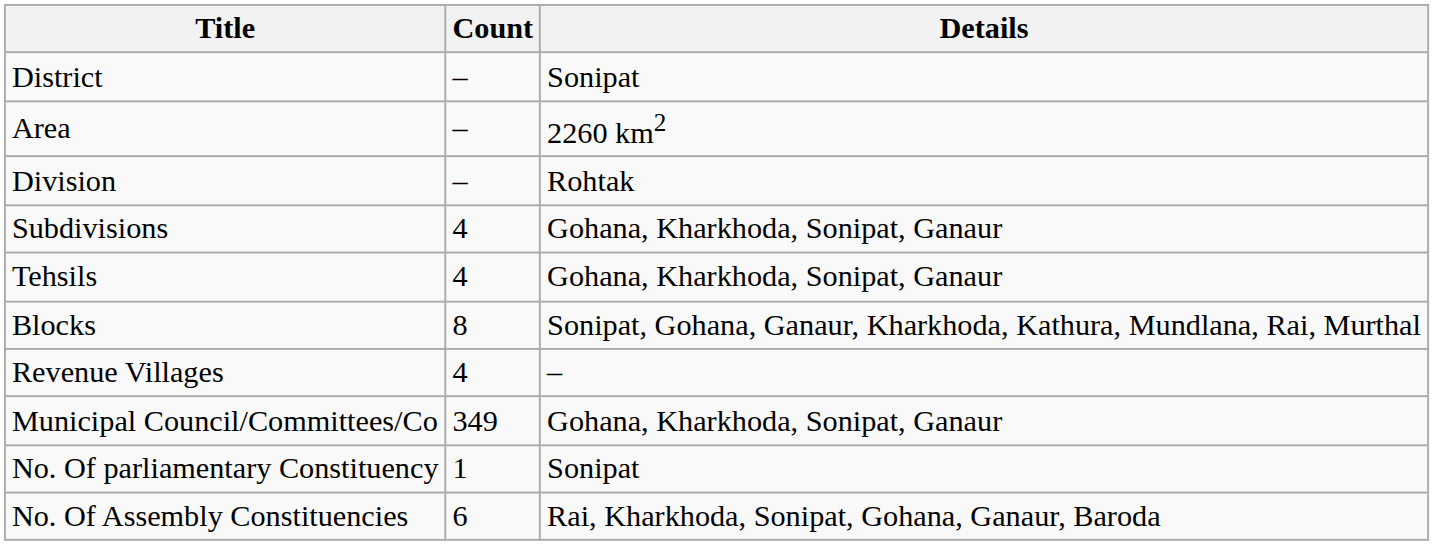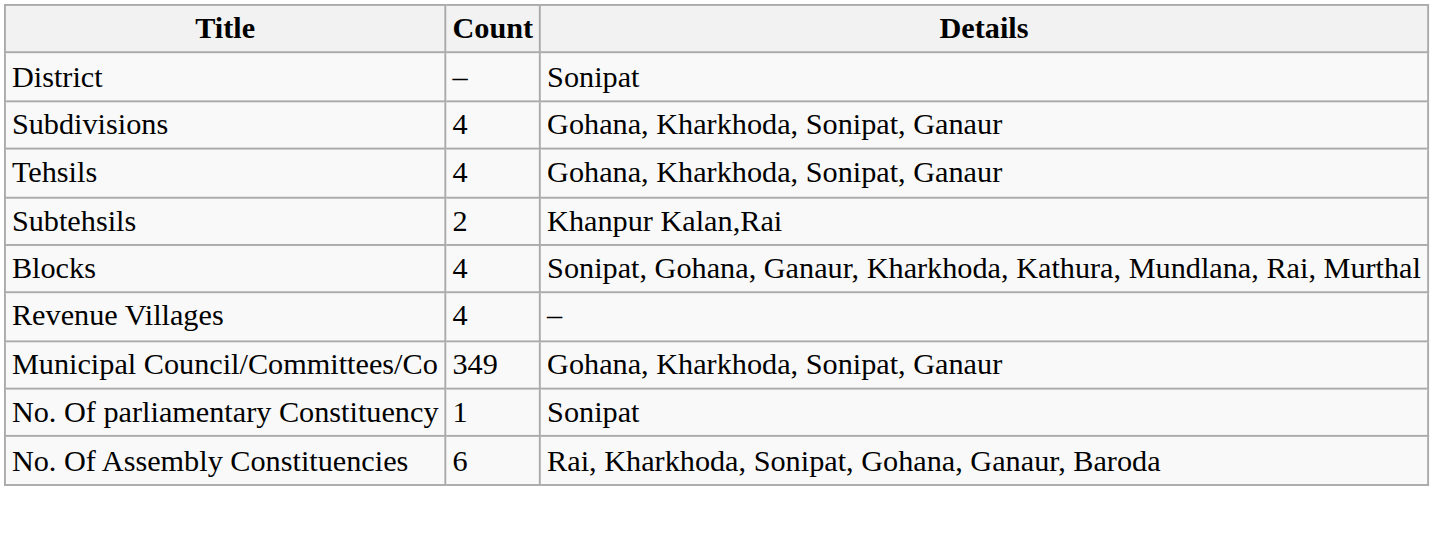- row: (41, 128)
- row: (64, 180)
+ row: (74, 220)
(460, 324) 8 -> (460, 268) 4
